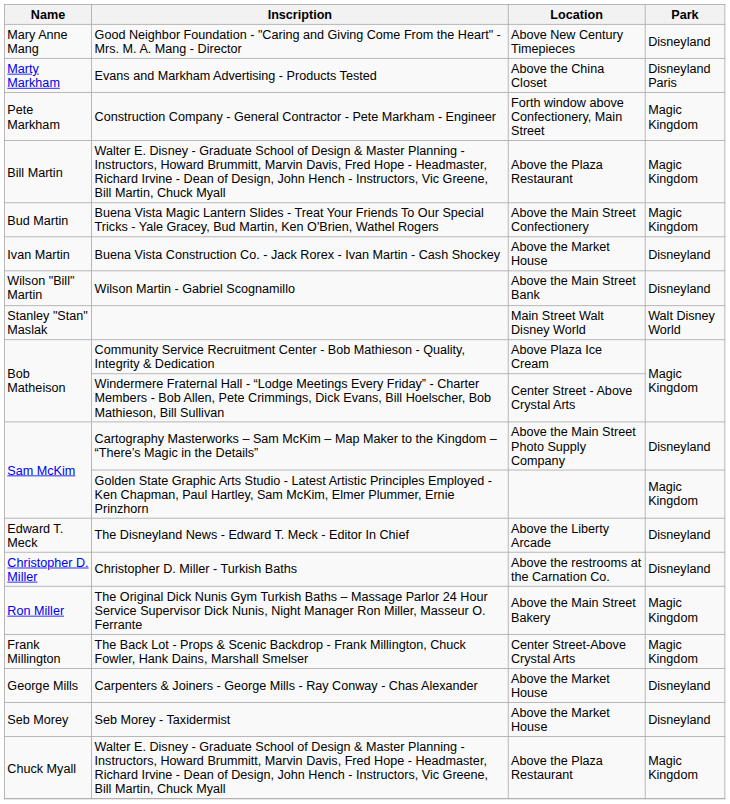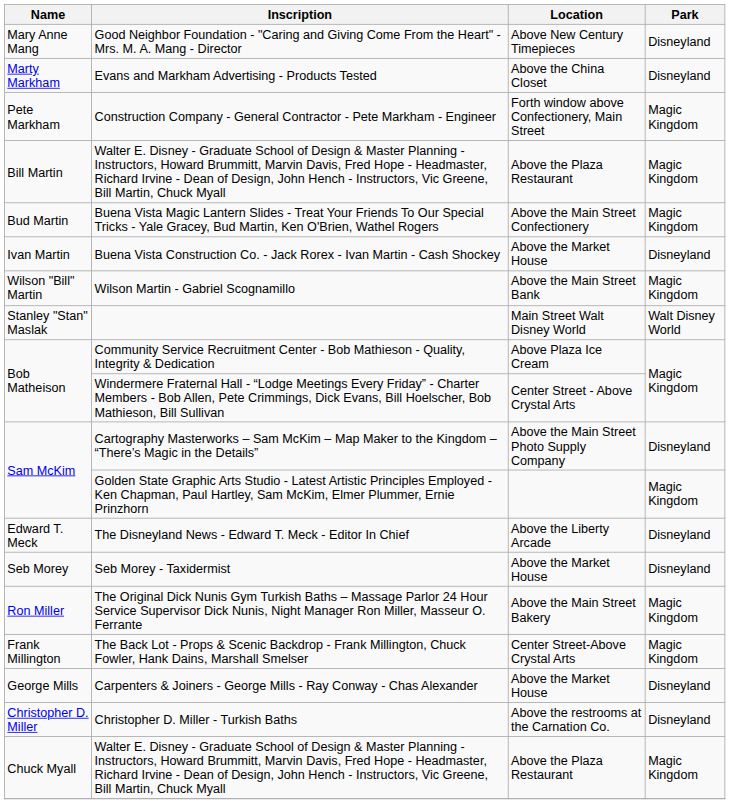(679, 76) Disneyland Paris -> (679, 76) Disneyland
(679, 288) Disneyland -> (673, 288) Magic Kingdom
rows swapped: (48, 569) <-> (38, 720)
